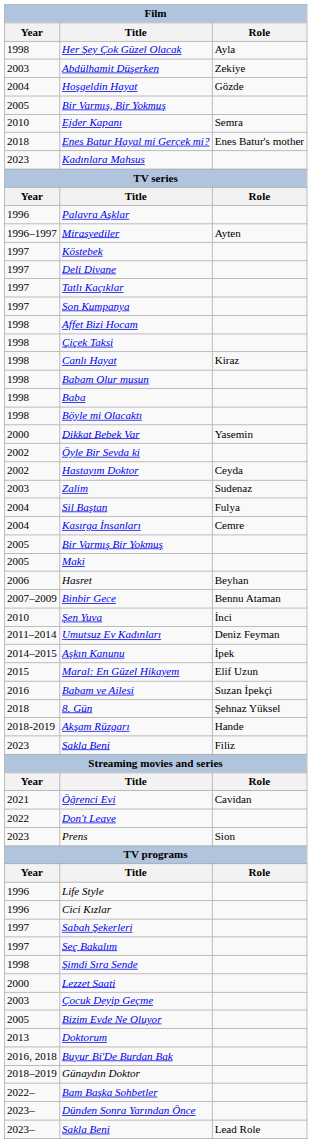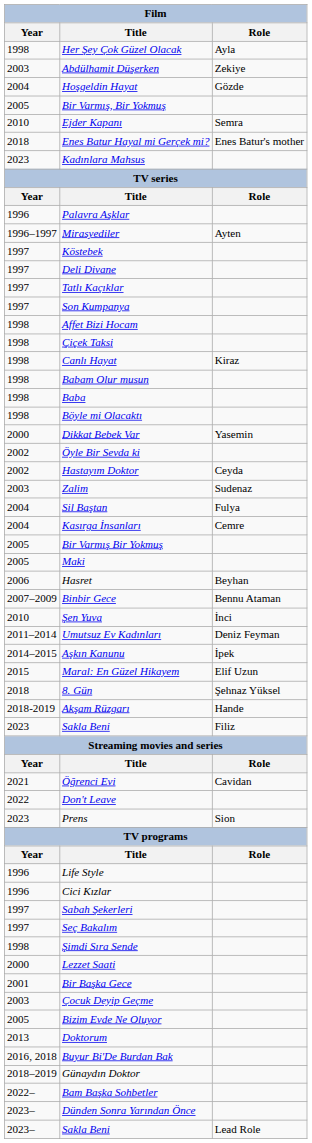- row: (18, 690)
+ row: (18, 983)
